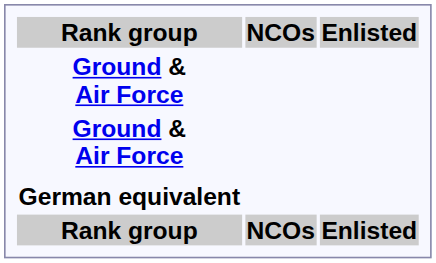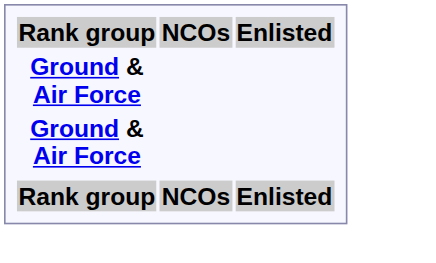- row: (129, 196)
